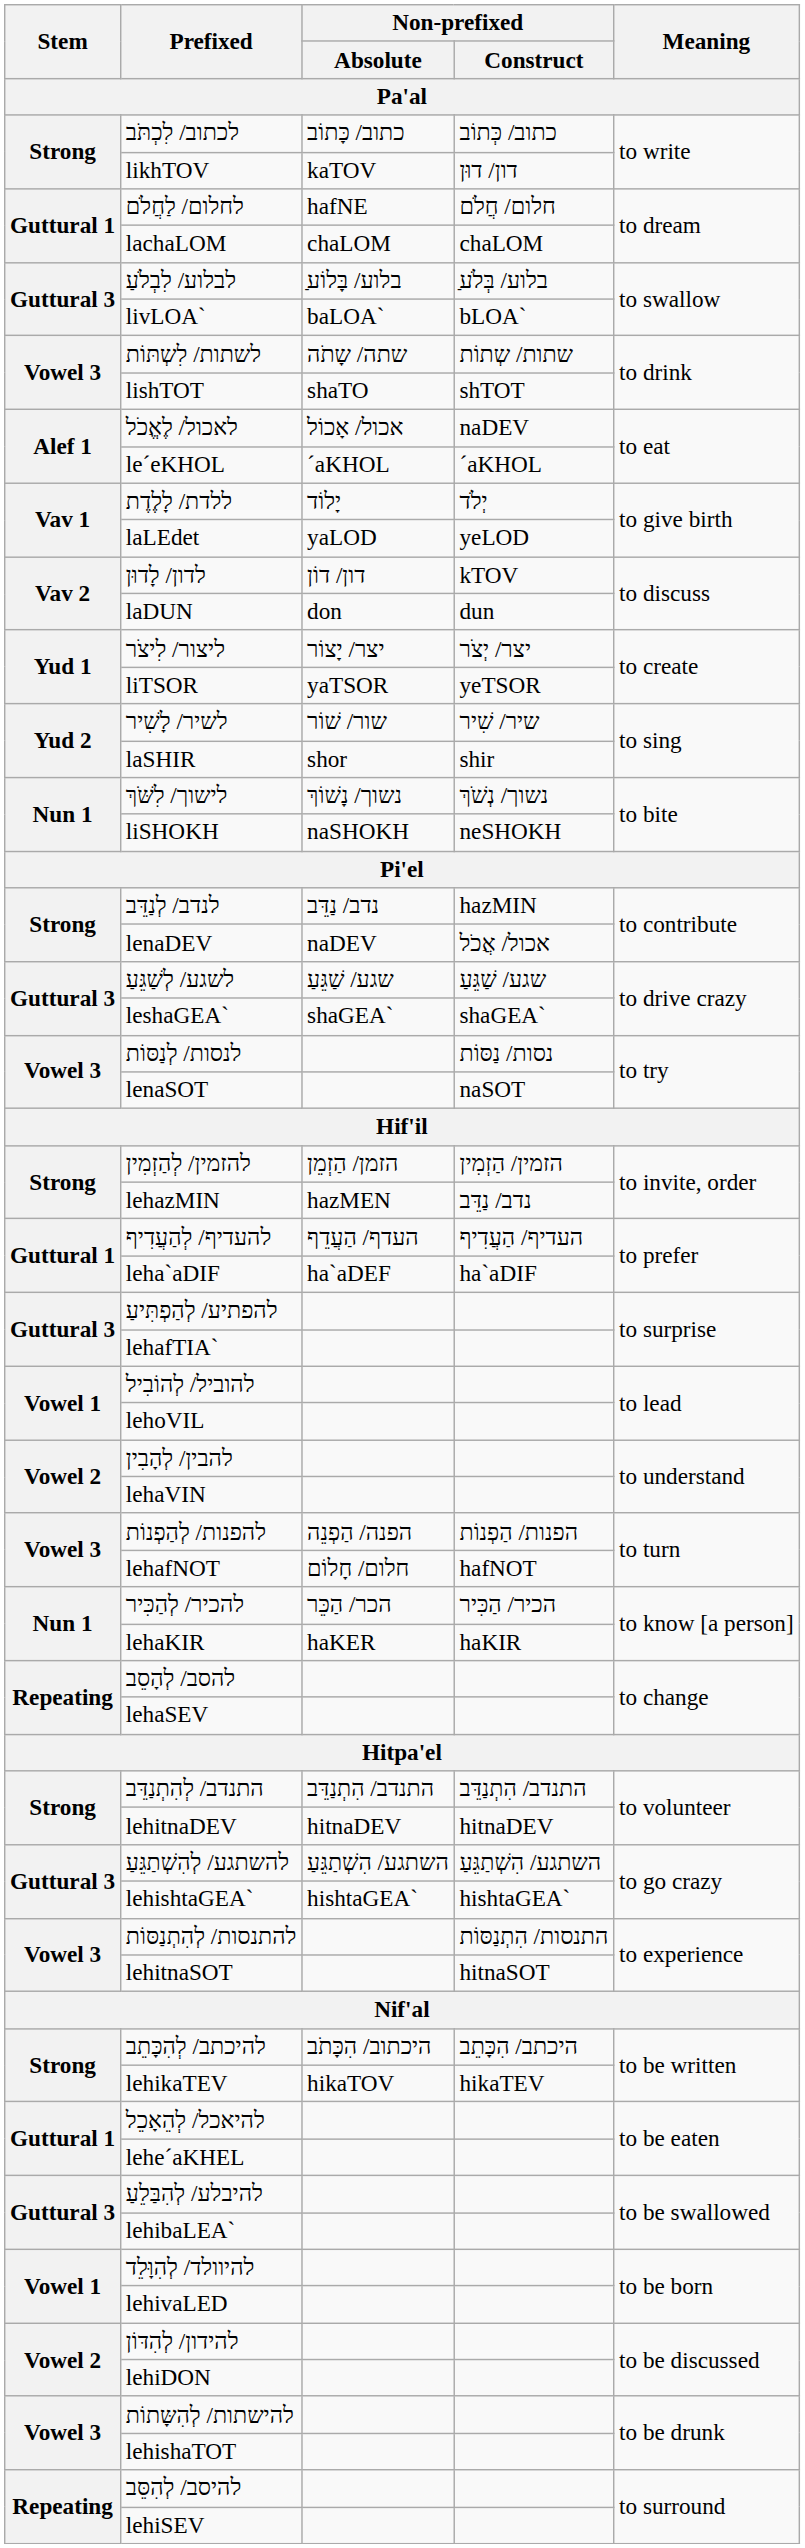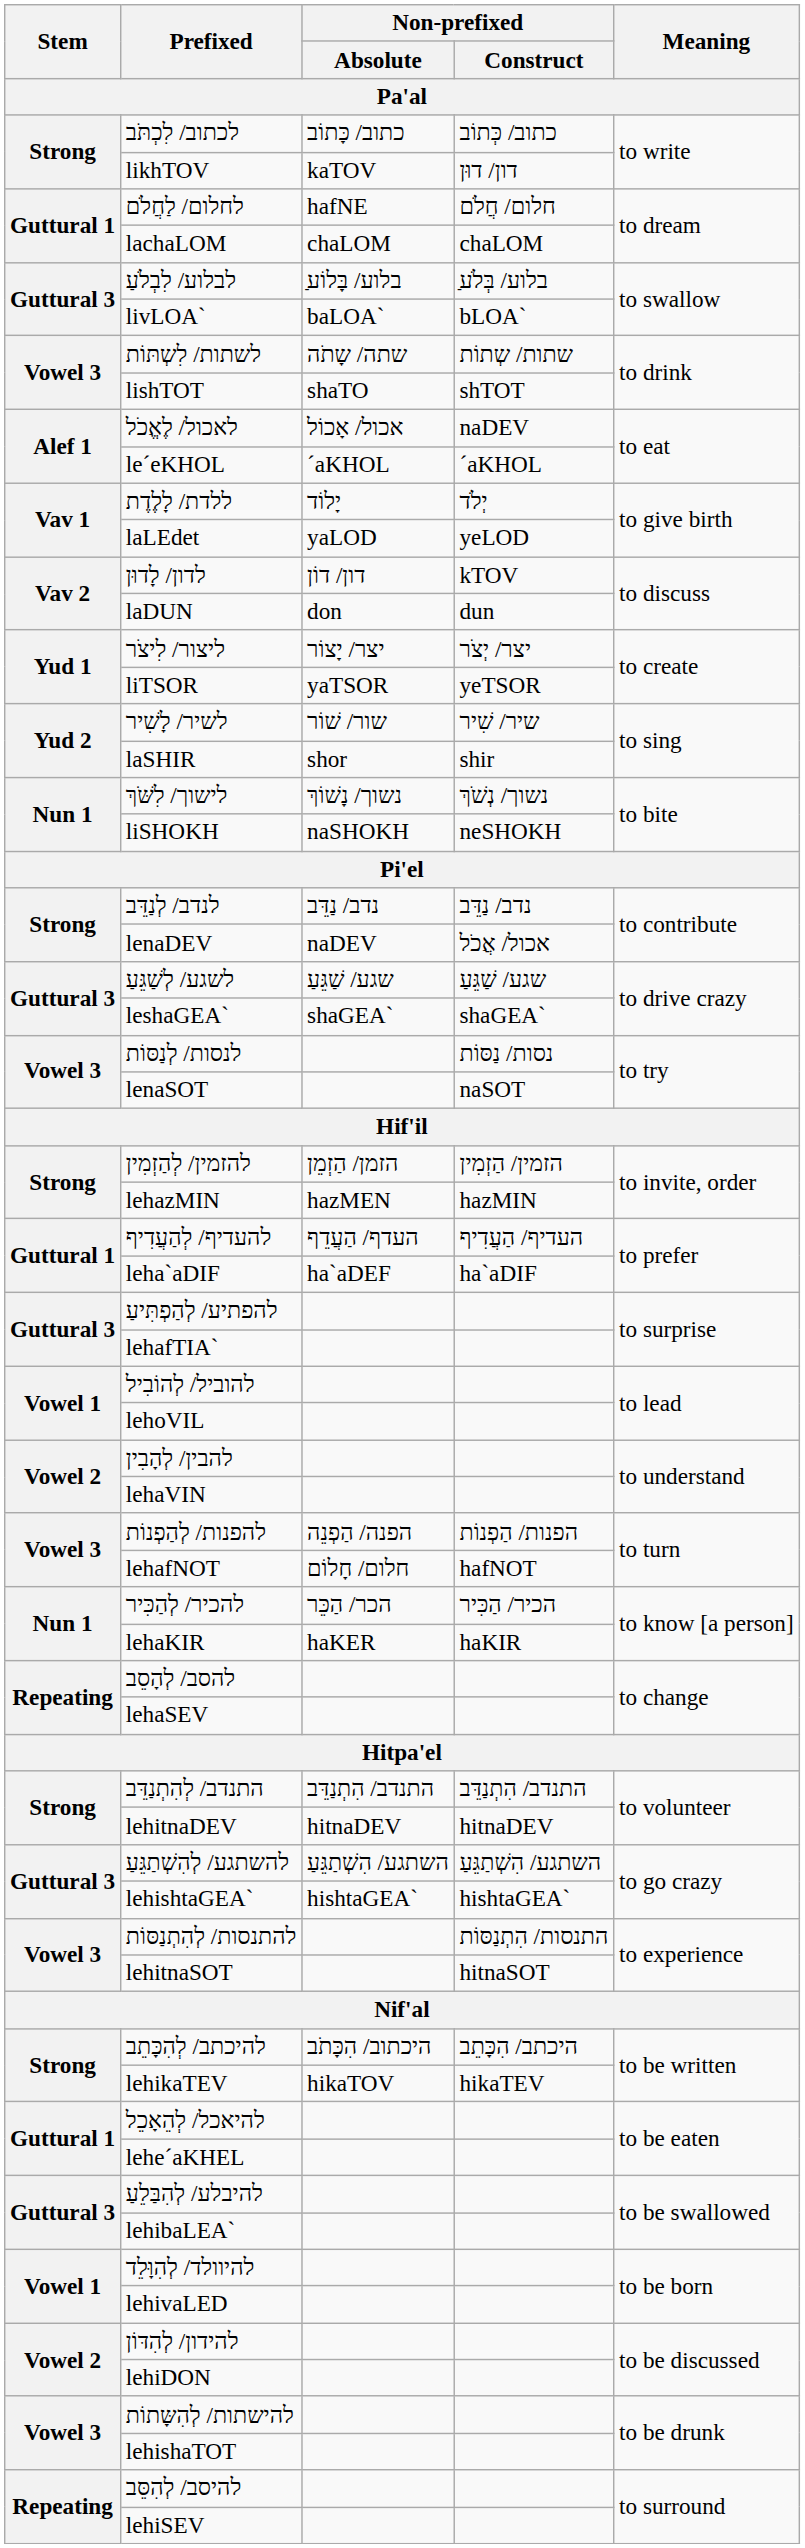(498, 905) hazMIN -> (495, 905) נדב/ נַדֵּב
(495, 1200) נדב/ נַדֵּב -> (498, 1200) hazMIN
